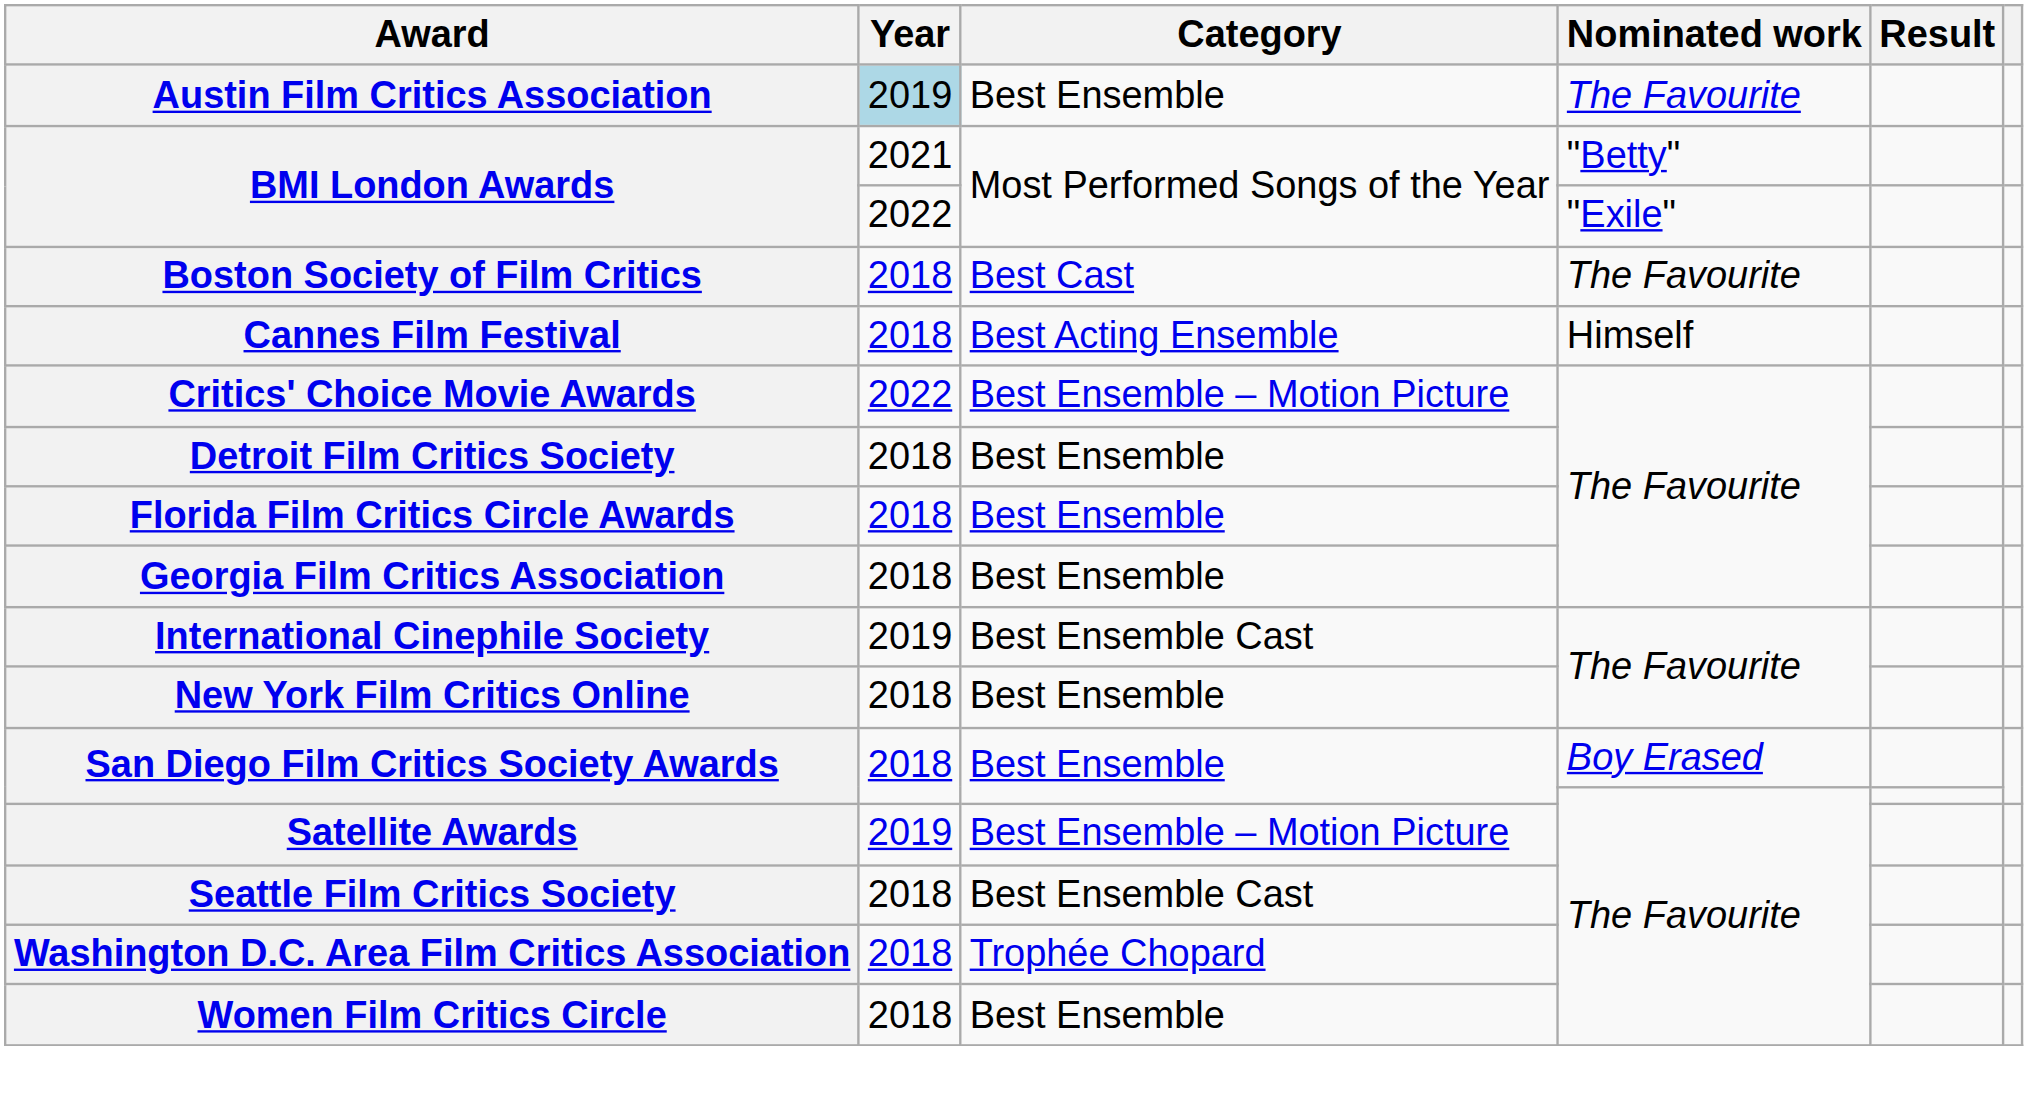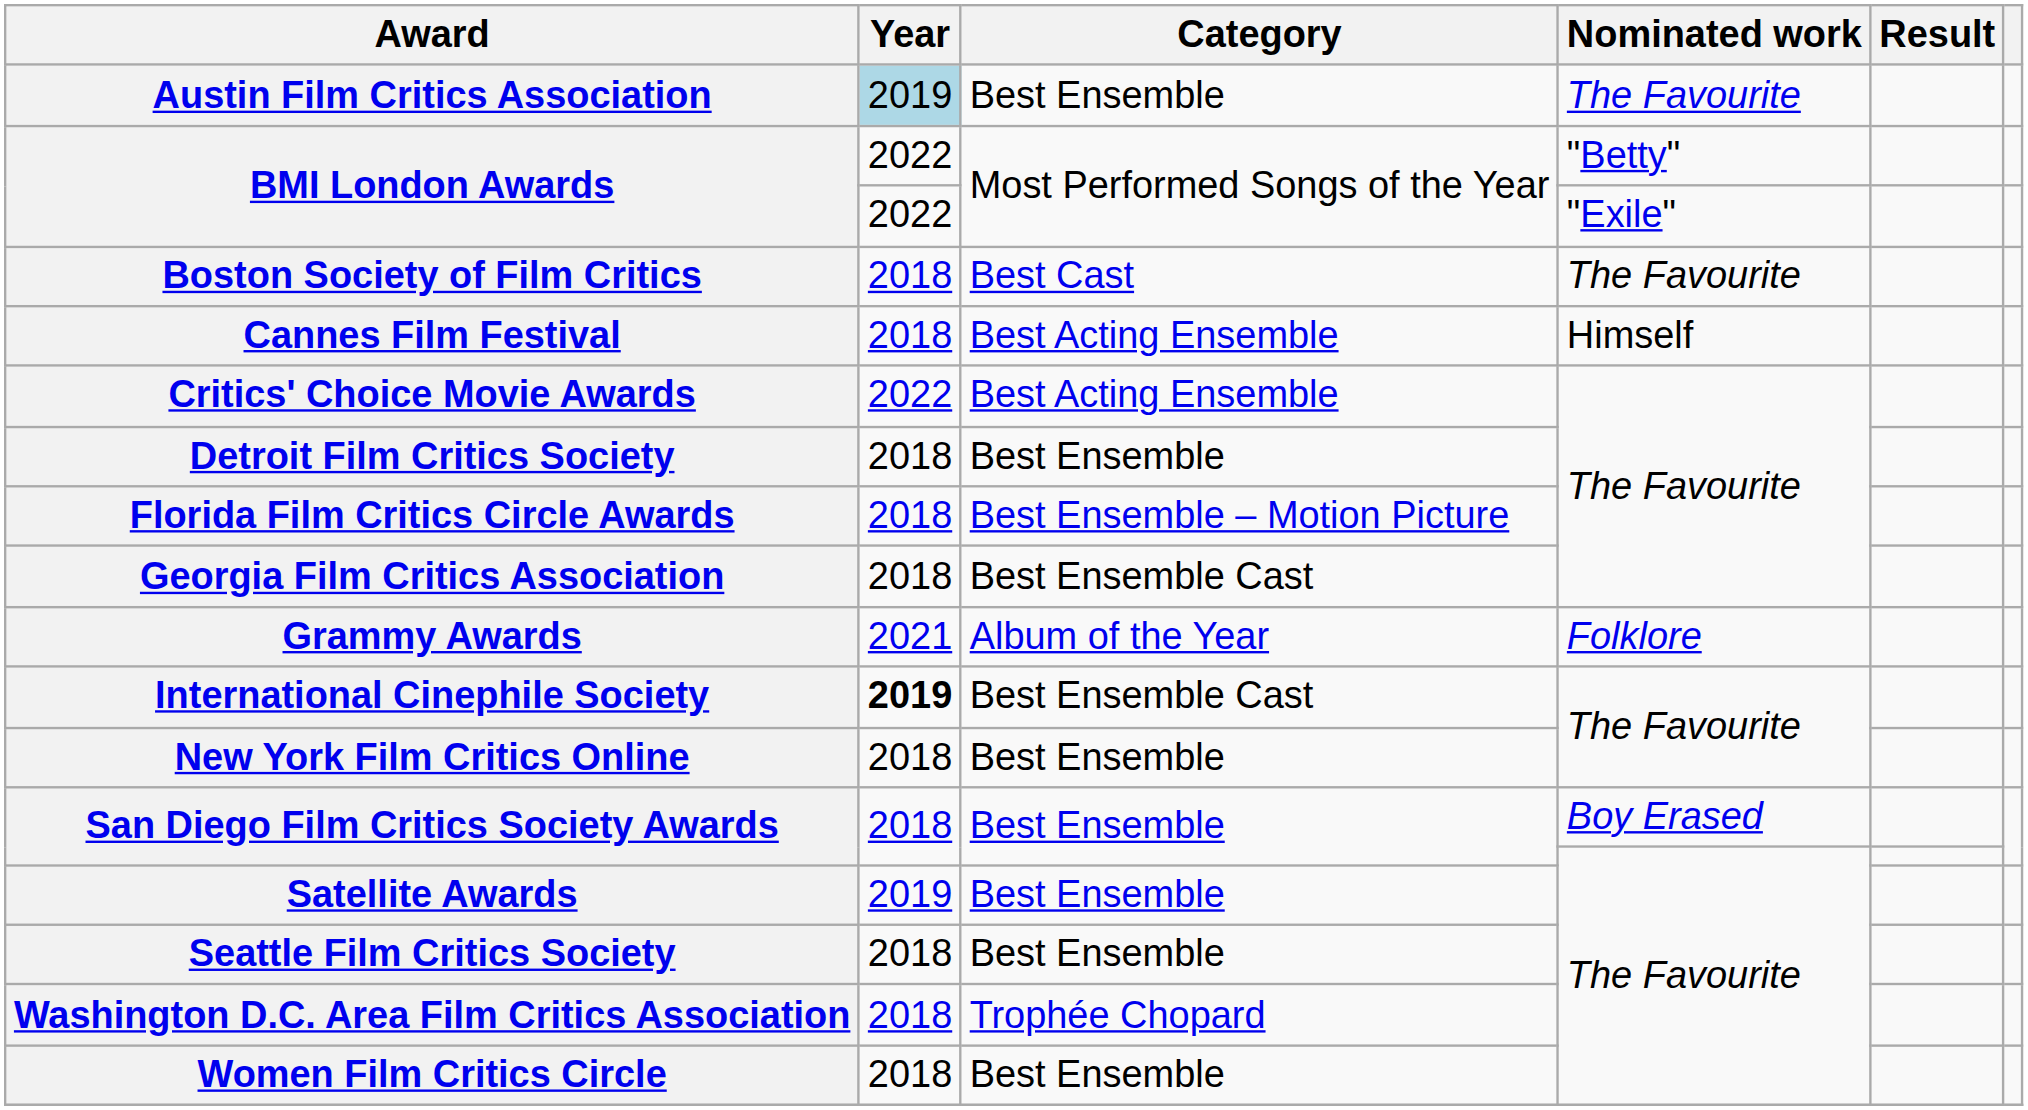(910, 154) 2021 -> (910, 154) 2022
(1239, 395) Best Ensemble – Motion Picture -> (1154, 395) Best Acting Ensemble
(1097, 515) Best Ensemble -> (1239, 515) Best Ensemble – Motion Picture
(1097, 575) Best Ensemble -> (1141, 575) Best Ensemble Cast
+ row: (432, 635)
(910, 635) normal -> (910, 696) bold
(1239, 833) Best Ensemble – Motion Picture -> (1097, 893) Best Ensemble
(1141, 893) Best Ensemble Cast -> (1097, 954) Best Ensemble
